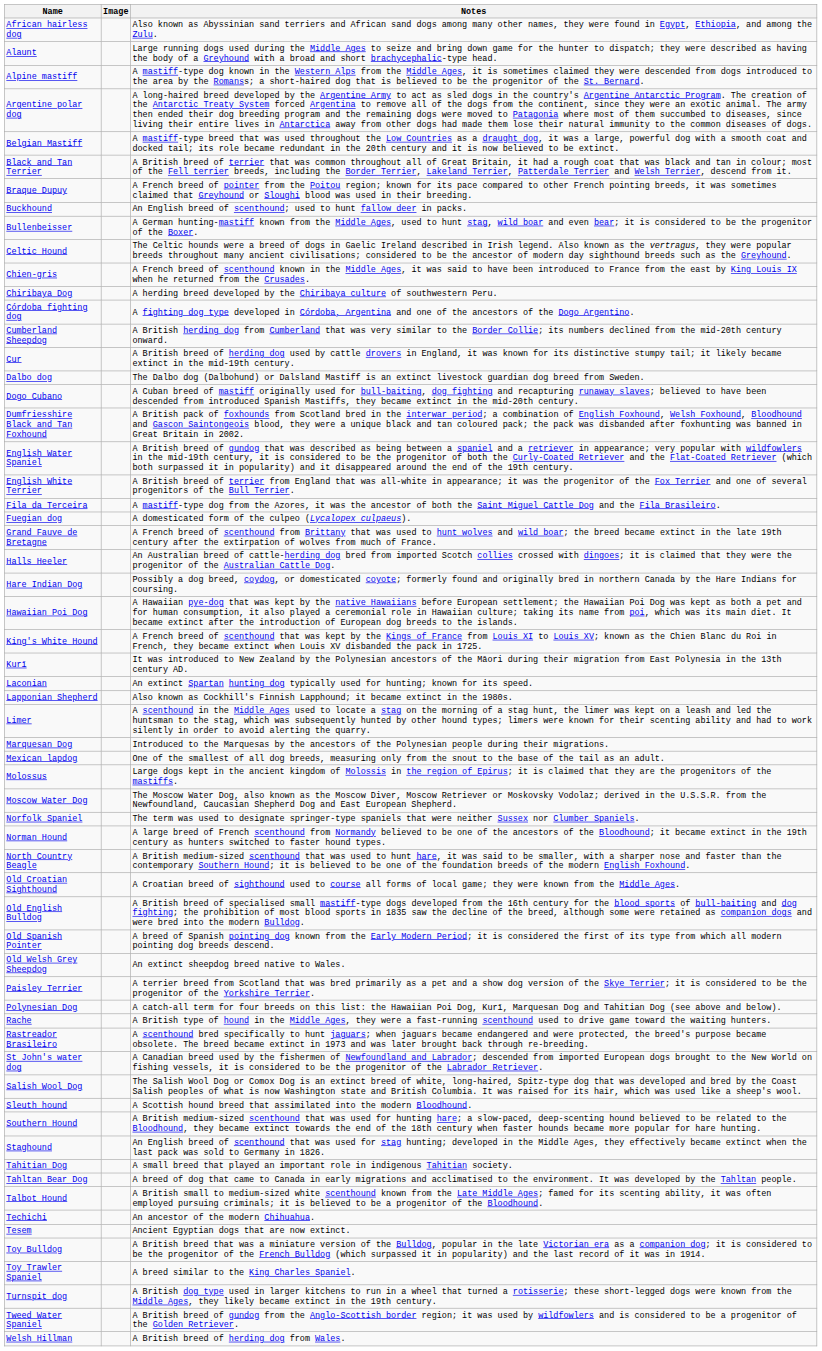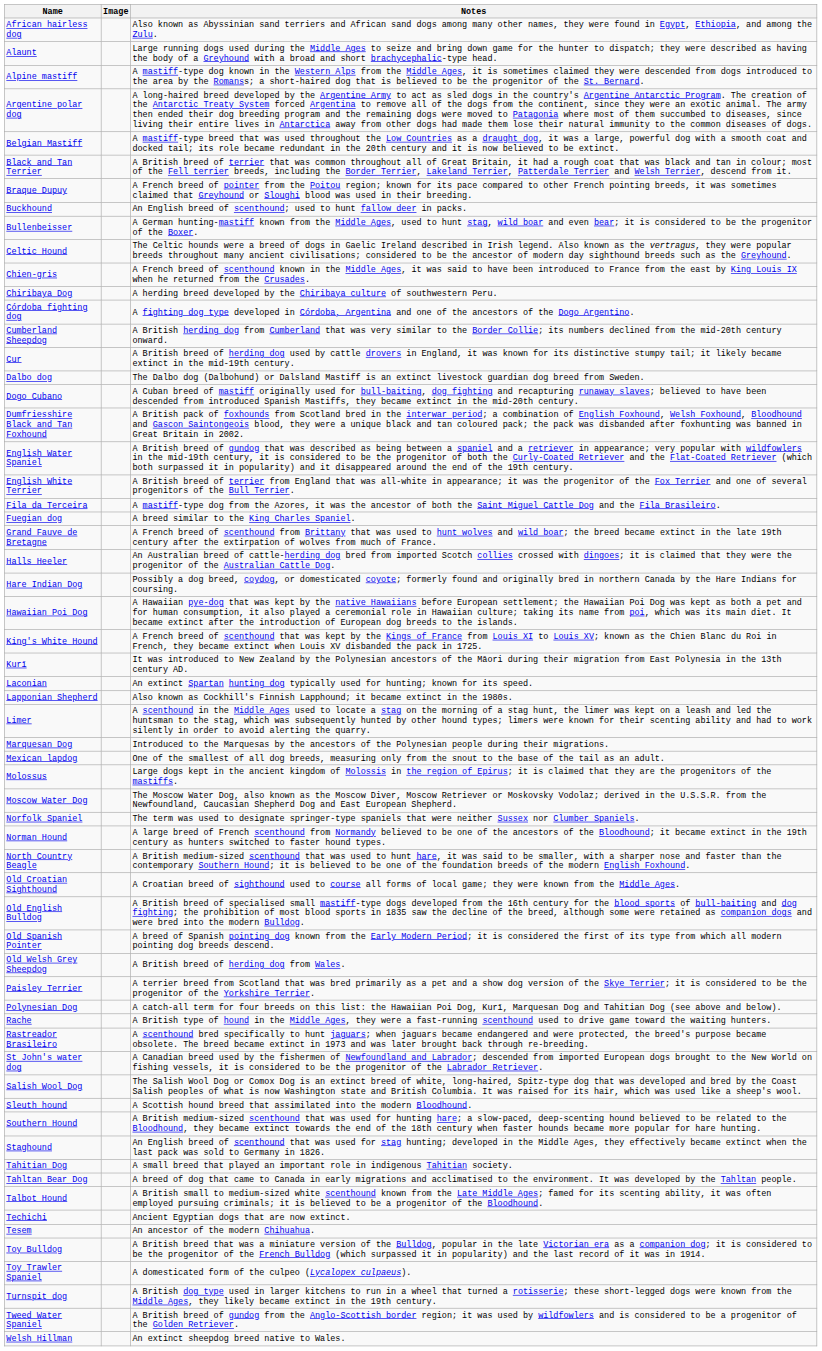(272, 519) A domesticated form of the culpeo (Lycalopex culpaeus). -> (244, 519) A breed similar to the King Charles Spaniel.
(239, 965) An extinct sheepdog breed native to Wales. -> (239, 965) A British breed of herding dog from Wales.
(224, 1217) An ancestor of the modern Chihuahua. -> (242, 1217) Ancient Egyptian dogs that are now extinct.
(242, 1231) Ancient Egyptian dogs that are now extinct. -> (224, 1231) An ancestor of the modern Chihuahua.
(244, 1273) A breed similar to the King Charles Spaniel. -> (272, 1273) A domesticated form of the culpeo (Lycalopex culpaeus).
(239, 1339) A British breed of herding dog from Wales. -> (239, 1339) An extinct sheepdog breed native to Wales.
